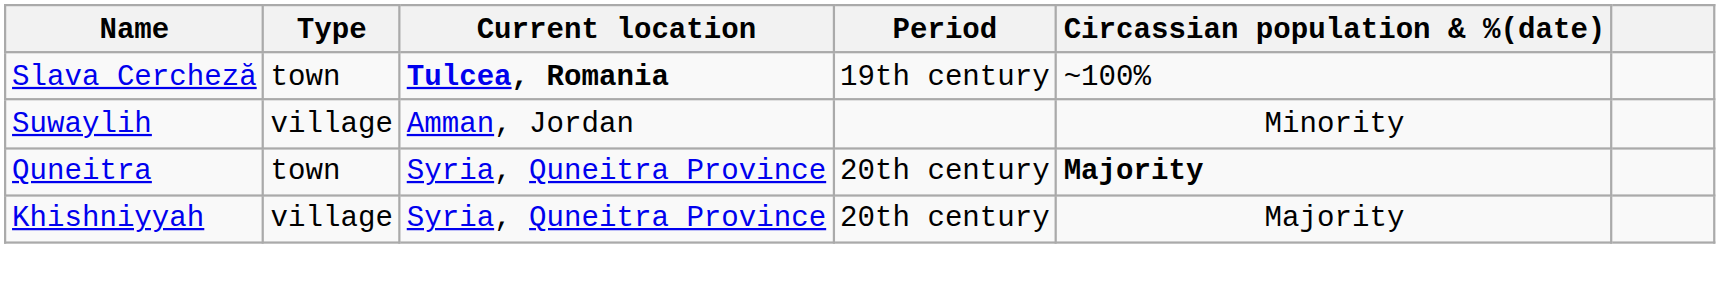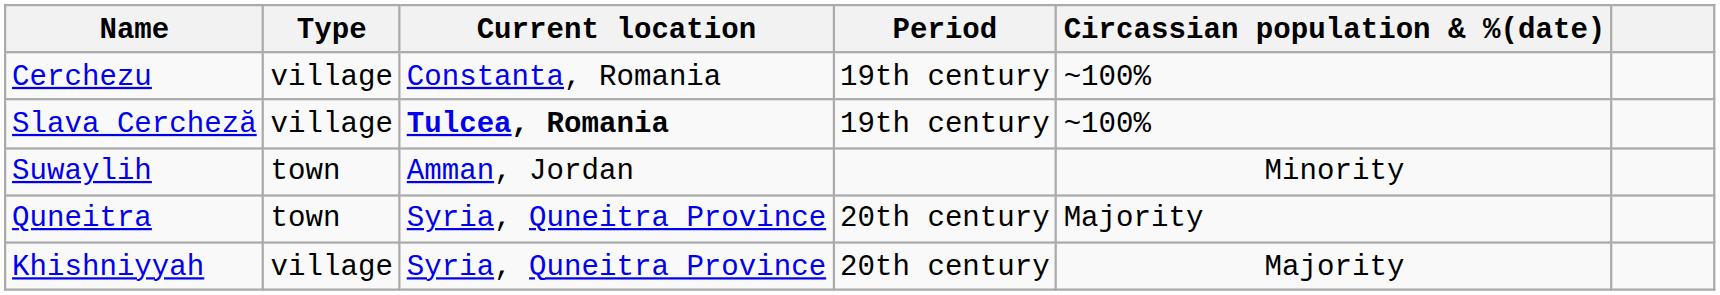+ row: (82, 76)
(306, 76) town -> (332, 124) village
(332, 124) village -> (306, 171) town
(1134, 171) bold -> (1134, 219) normal
